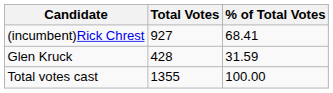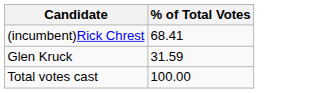- column: (185, 14)
